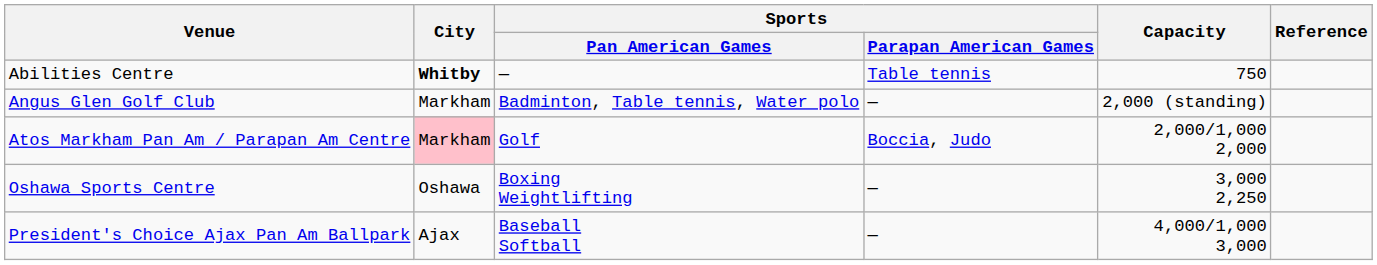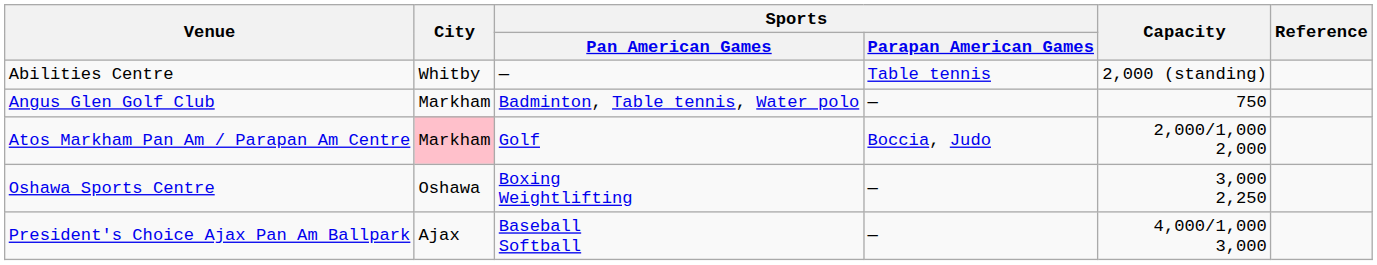(449, 75) bold -> (449, 75) normal
(1251, 75) 750 -> (1185, 75) 2,000 (standing)
(1185, 103) 2,000 (standing) -> (1251, 103) 750
